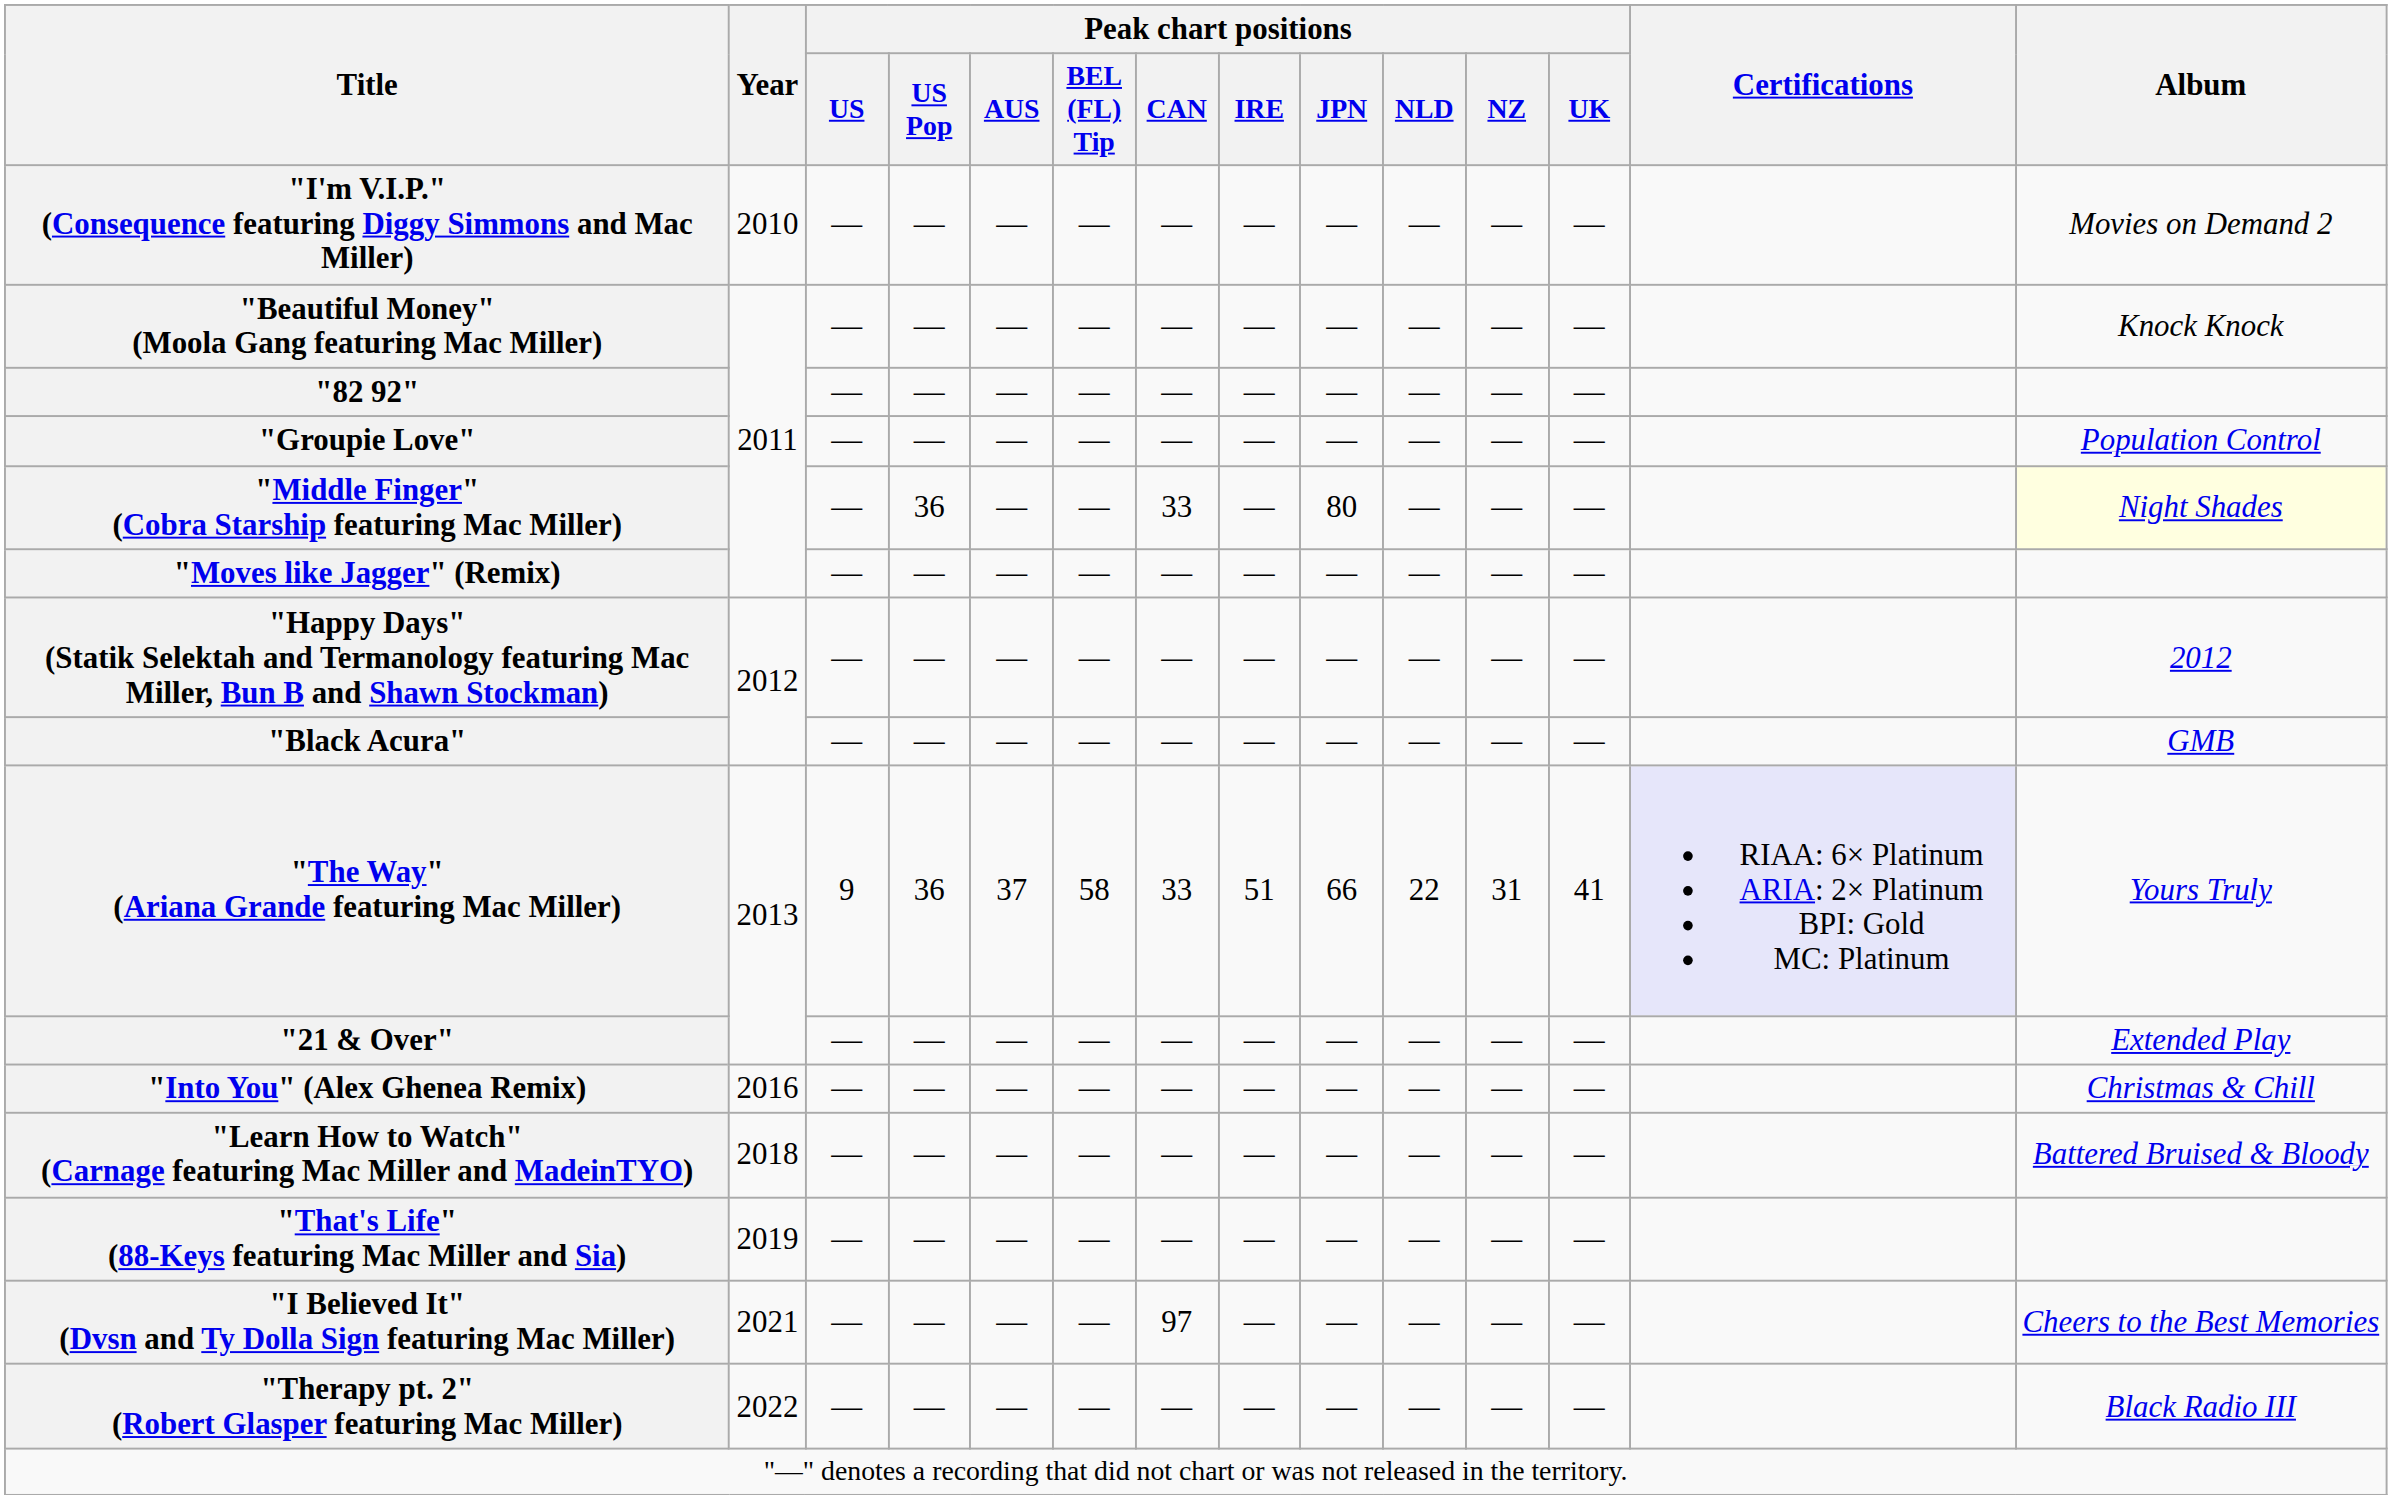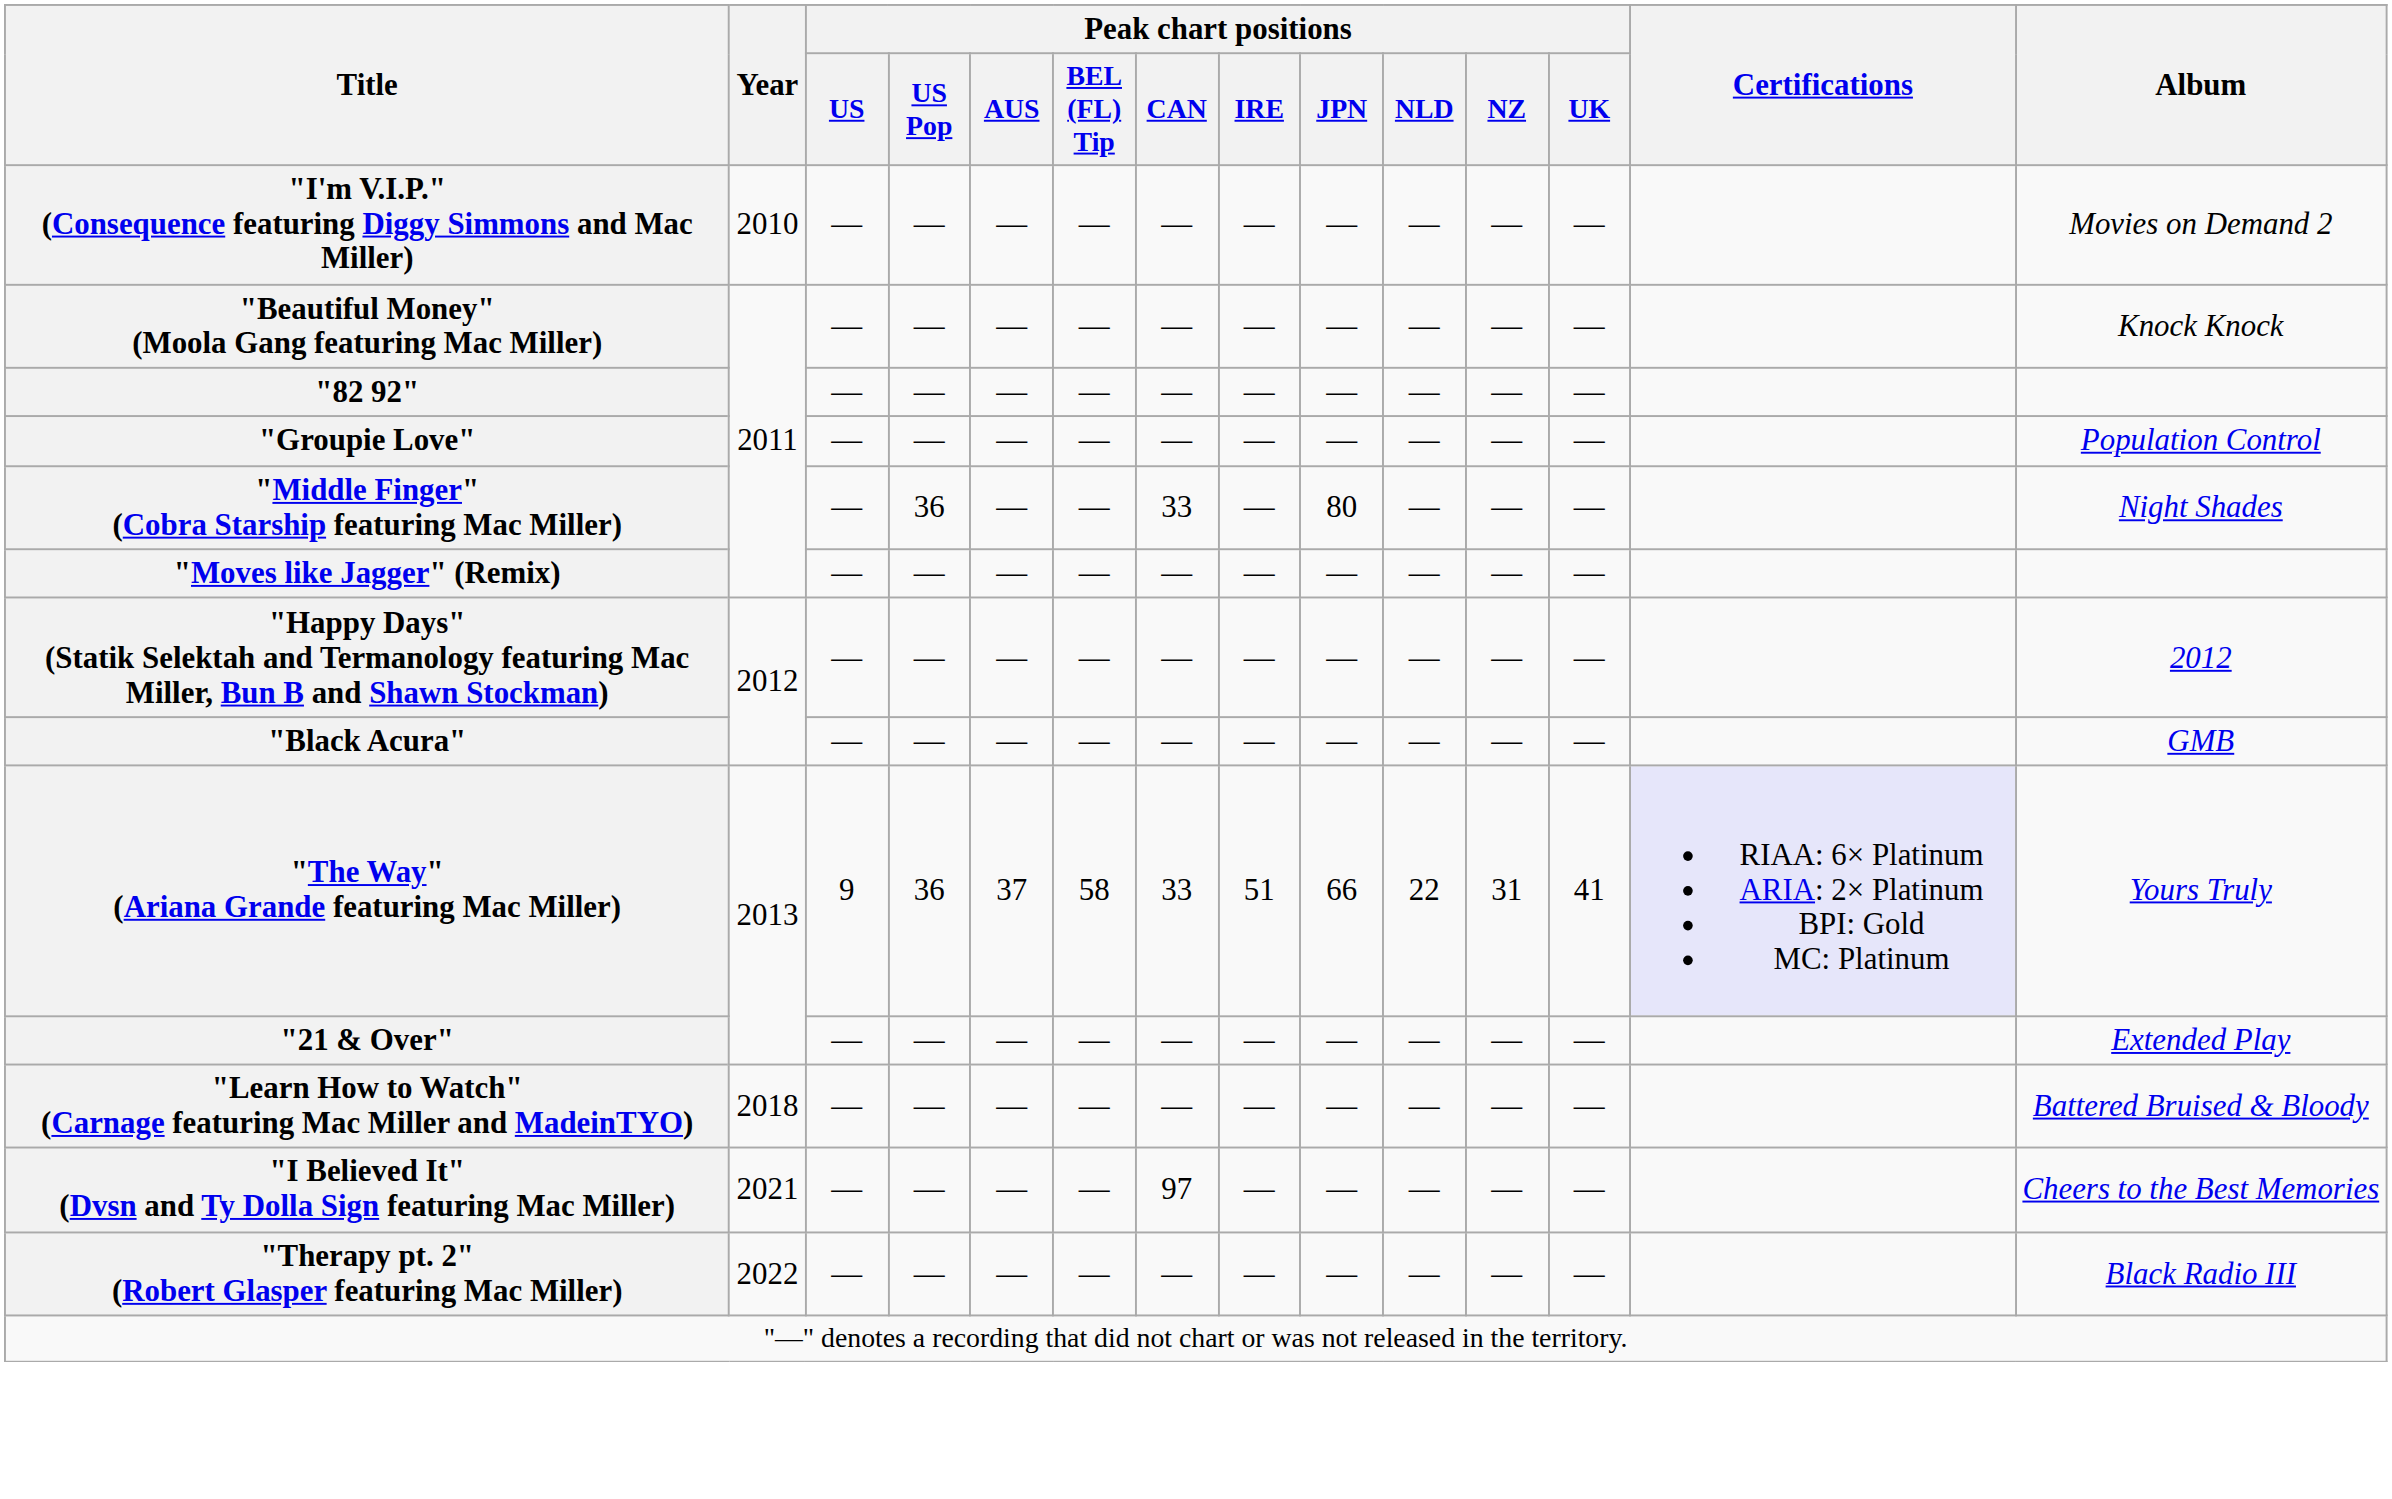(2201, 506) lightyellow background -> (2201, 506) no background
- row: (367, 1088)
- row: (367, 1238)
